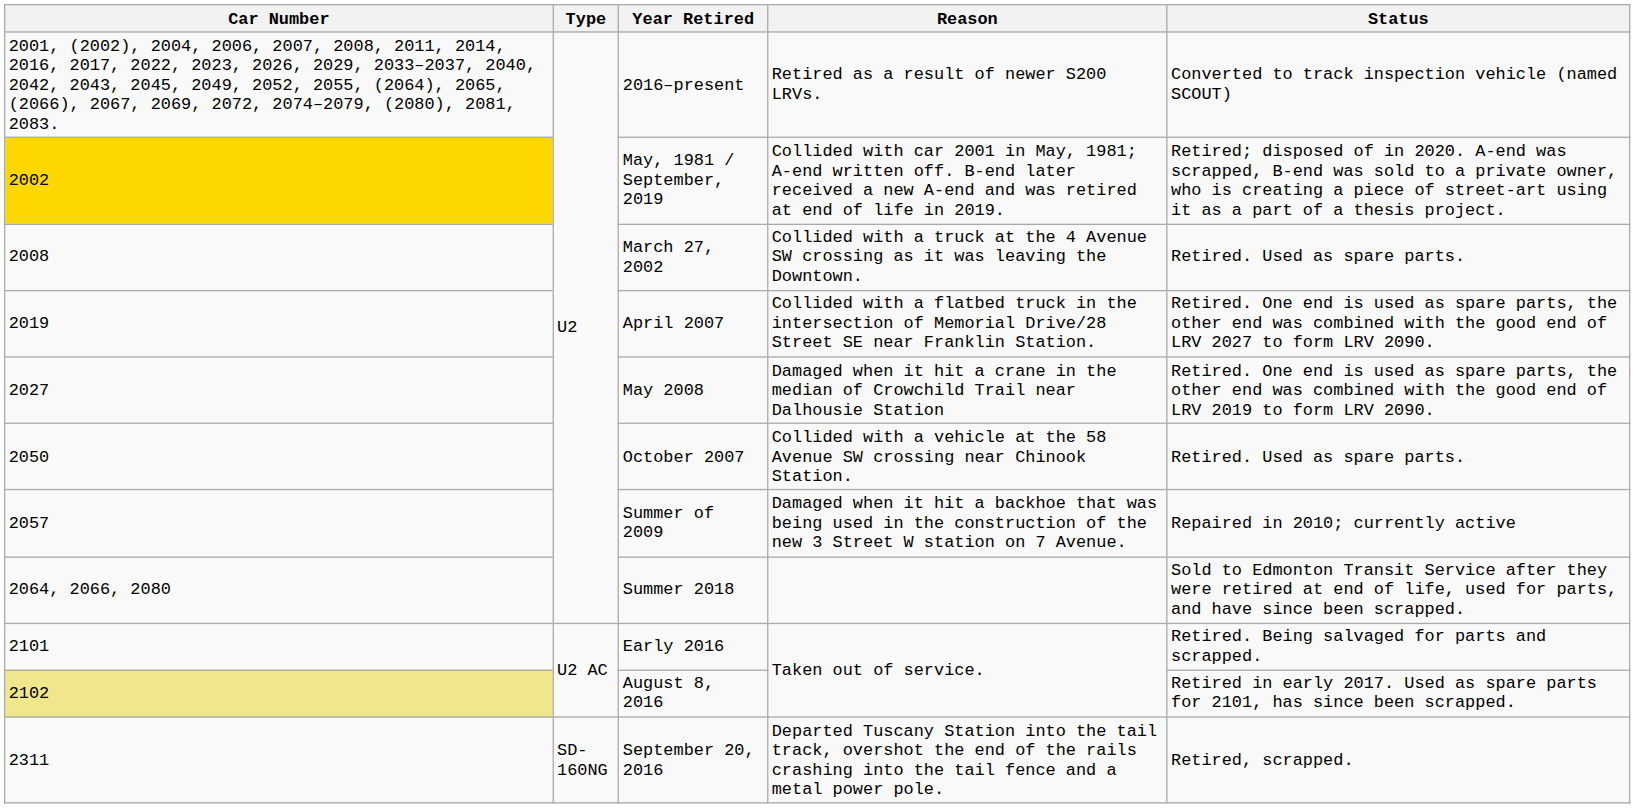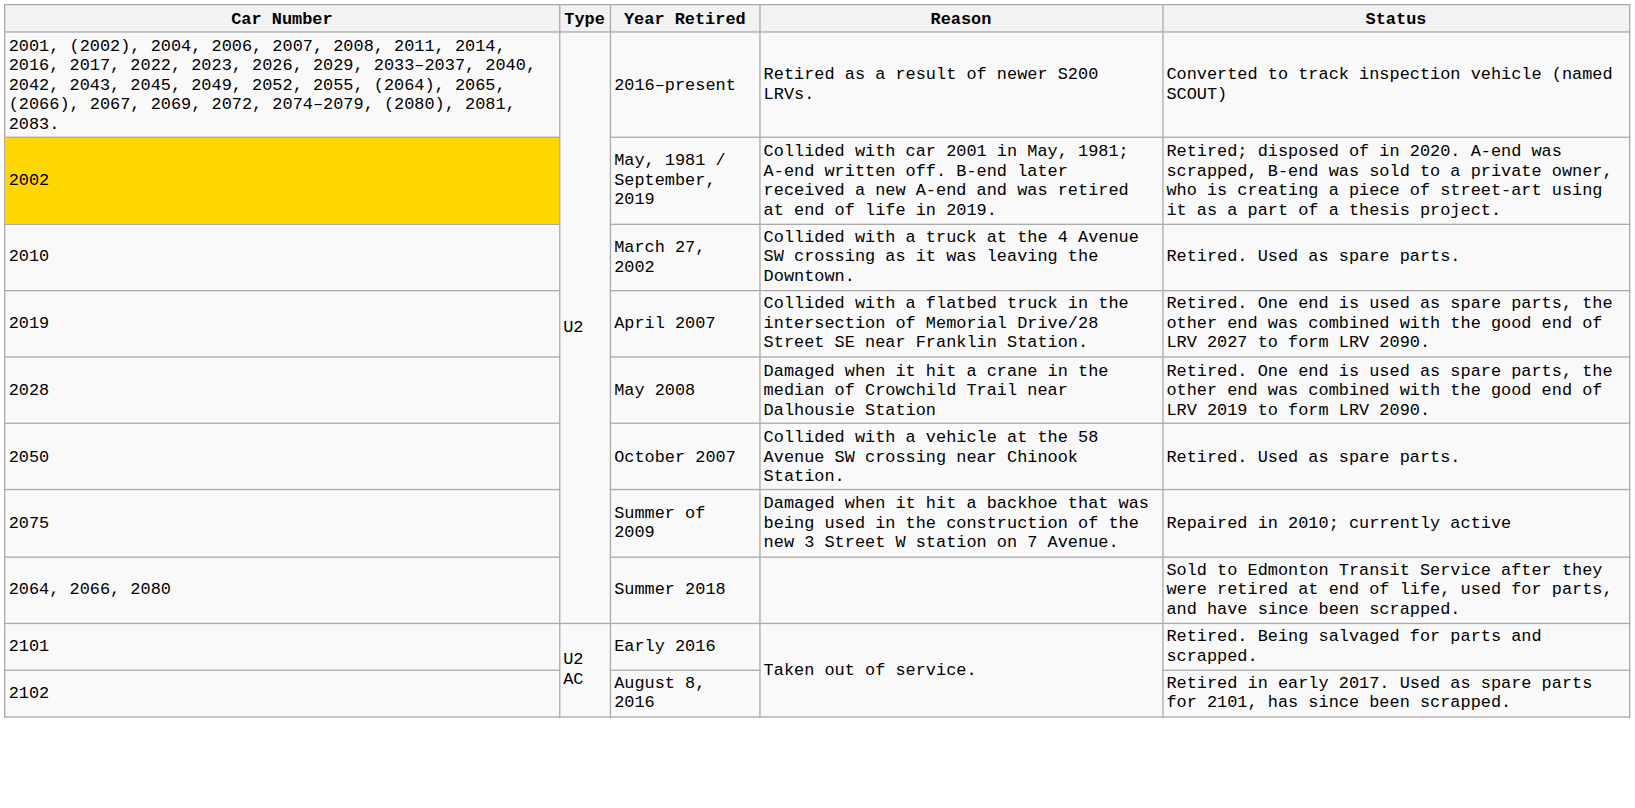(29, 257) 2008 -> (29, 257) 2010
(29, 390) 2027 -> (29, 390) 2028
(29, 523) 2057 -> (29, 523) 2075
(29, 694) khaki background -> (29, 694) no background
- row: (689, 760)
